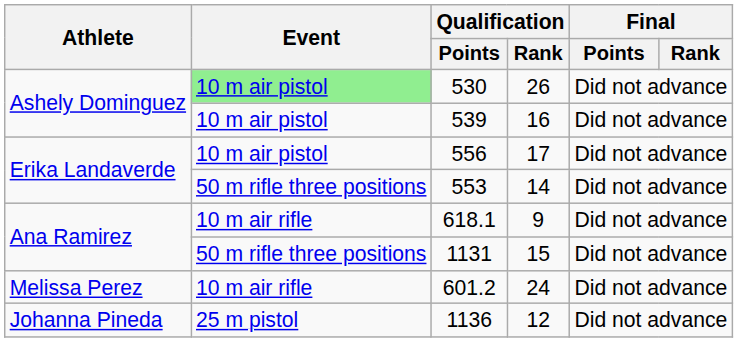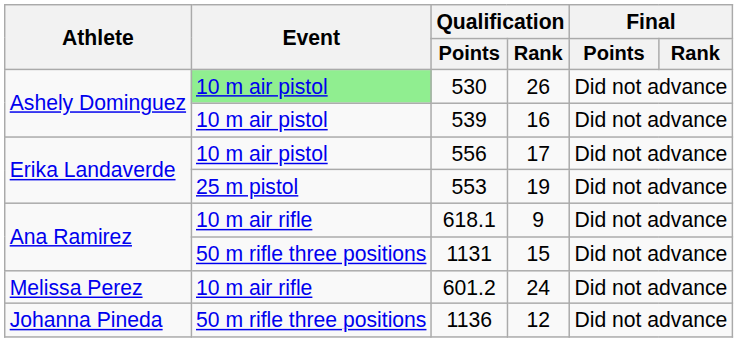(311, 187) 50 m rifle three positions -> (247, 187) 25 m pistol
(538, 187) 14 -> (538, 187) 19
(247, 321) 25 m pistol -> (311, 321) 50 m rifle three positions
